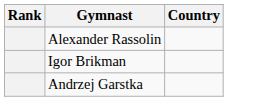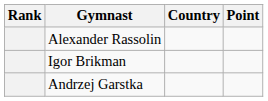+ column: (243, 15)
